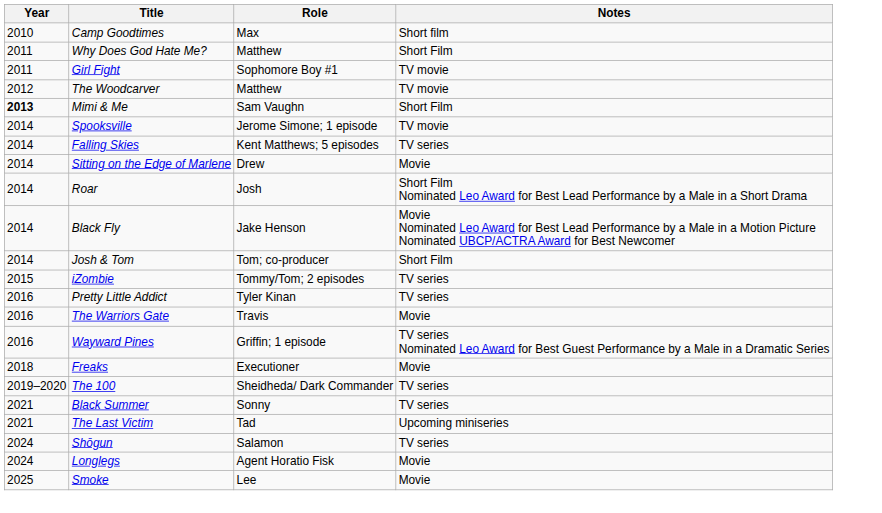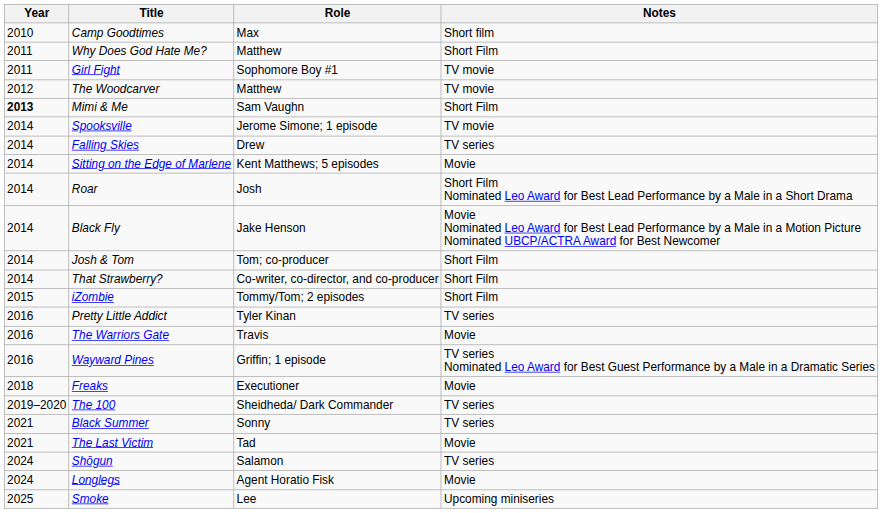(308, 145) Kent Matthews; 5 episodes -> (250, 145) Drew
(250, 164) Drew -> (308, 164) Kent Matthews; 5 episodes
+ row: (117, 279)
(424, 279) TV series -> (471, 297) Short Film
(454, 423) Upcoming miniseries -> (460, 442) Movie
(414, 480) Movie -> (499, 499) Upcoming miniseries
